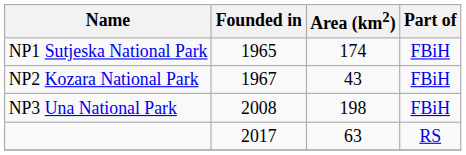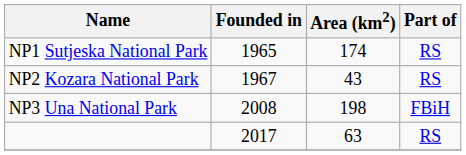(430, 51) FBiH -> (430, 51) RS
(430, 79) FBiH -> (430, 79) RS
